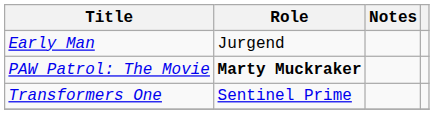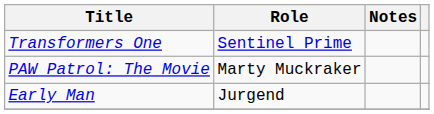rows swapped: (52, 44) <-> (85, 96)
(290, 70) bold -> (290, 70) normal
